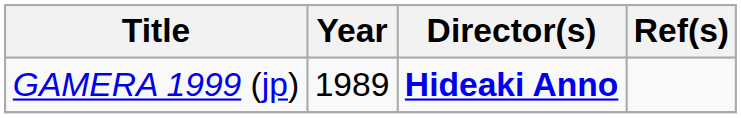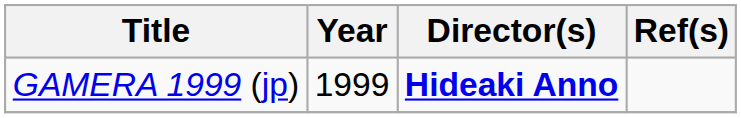(352, 84) 1989 -> (352, 84) 1999
